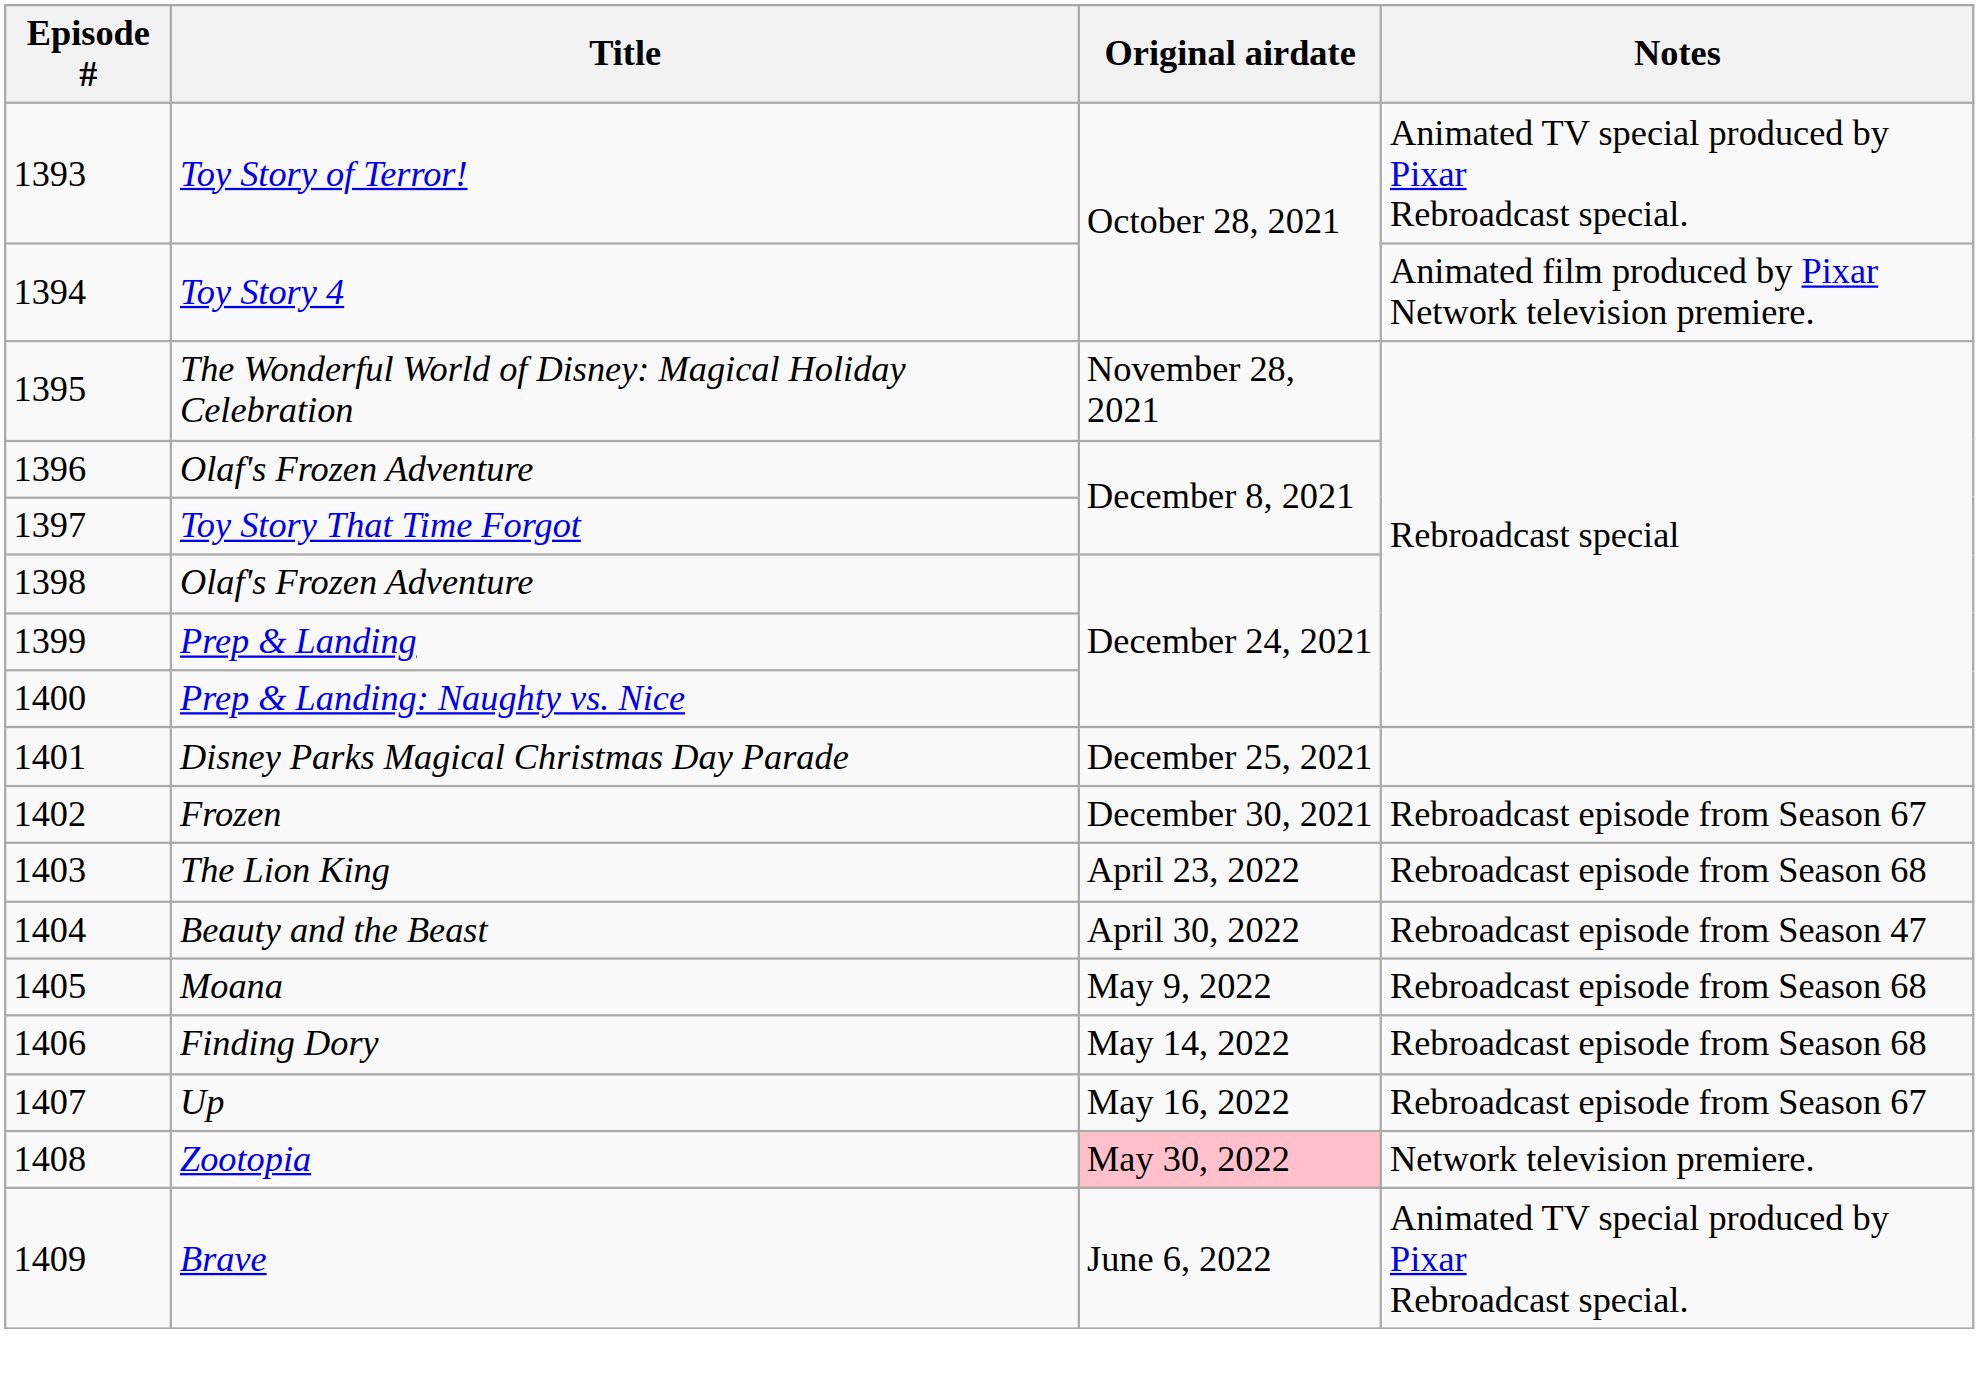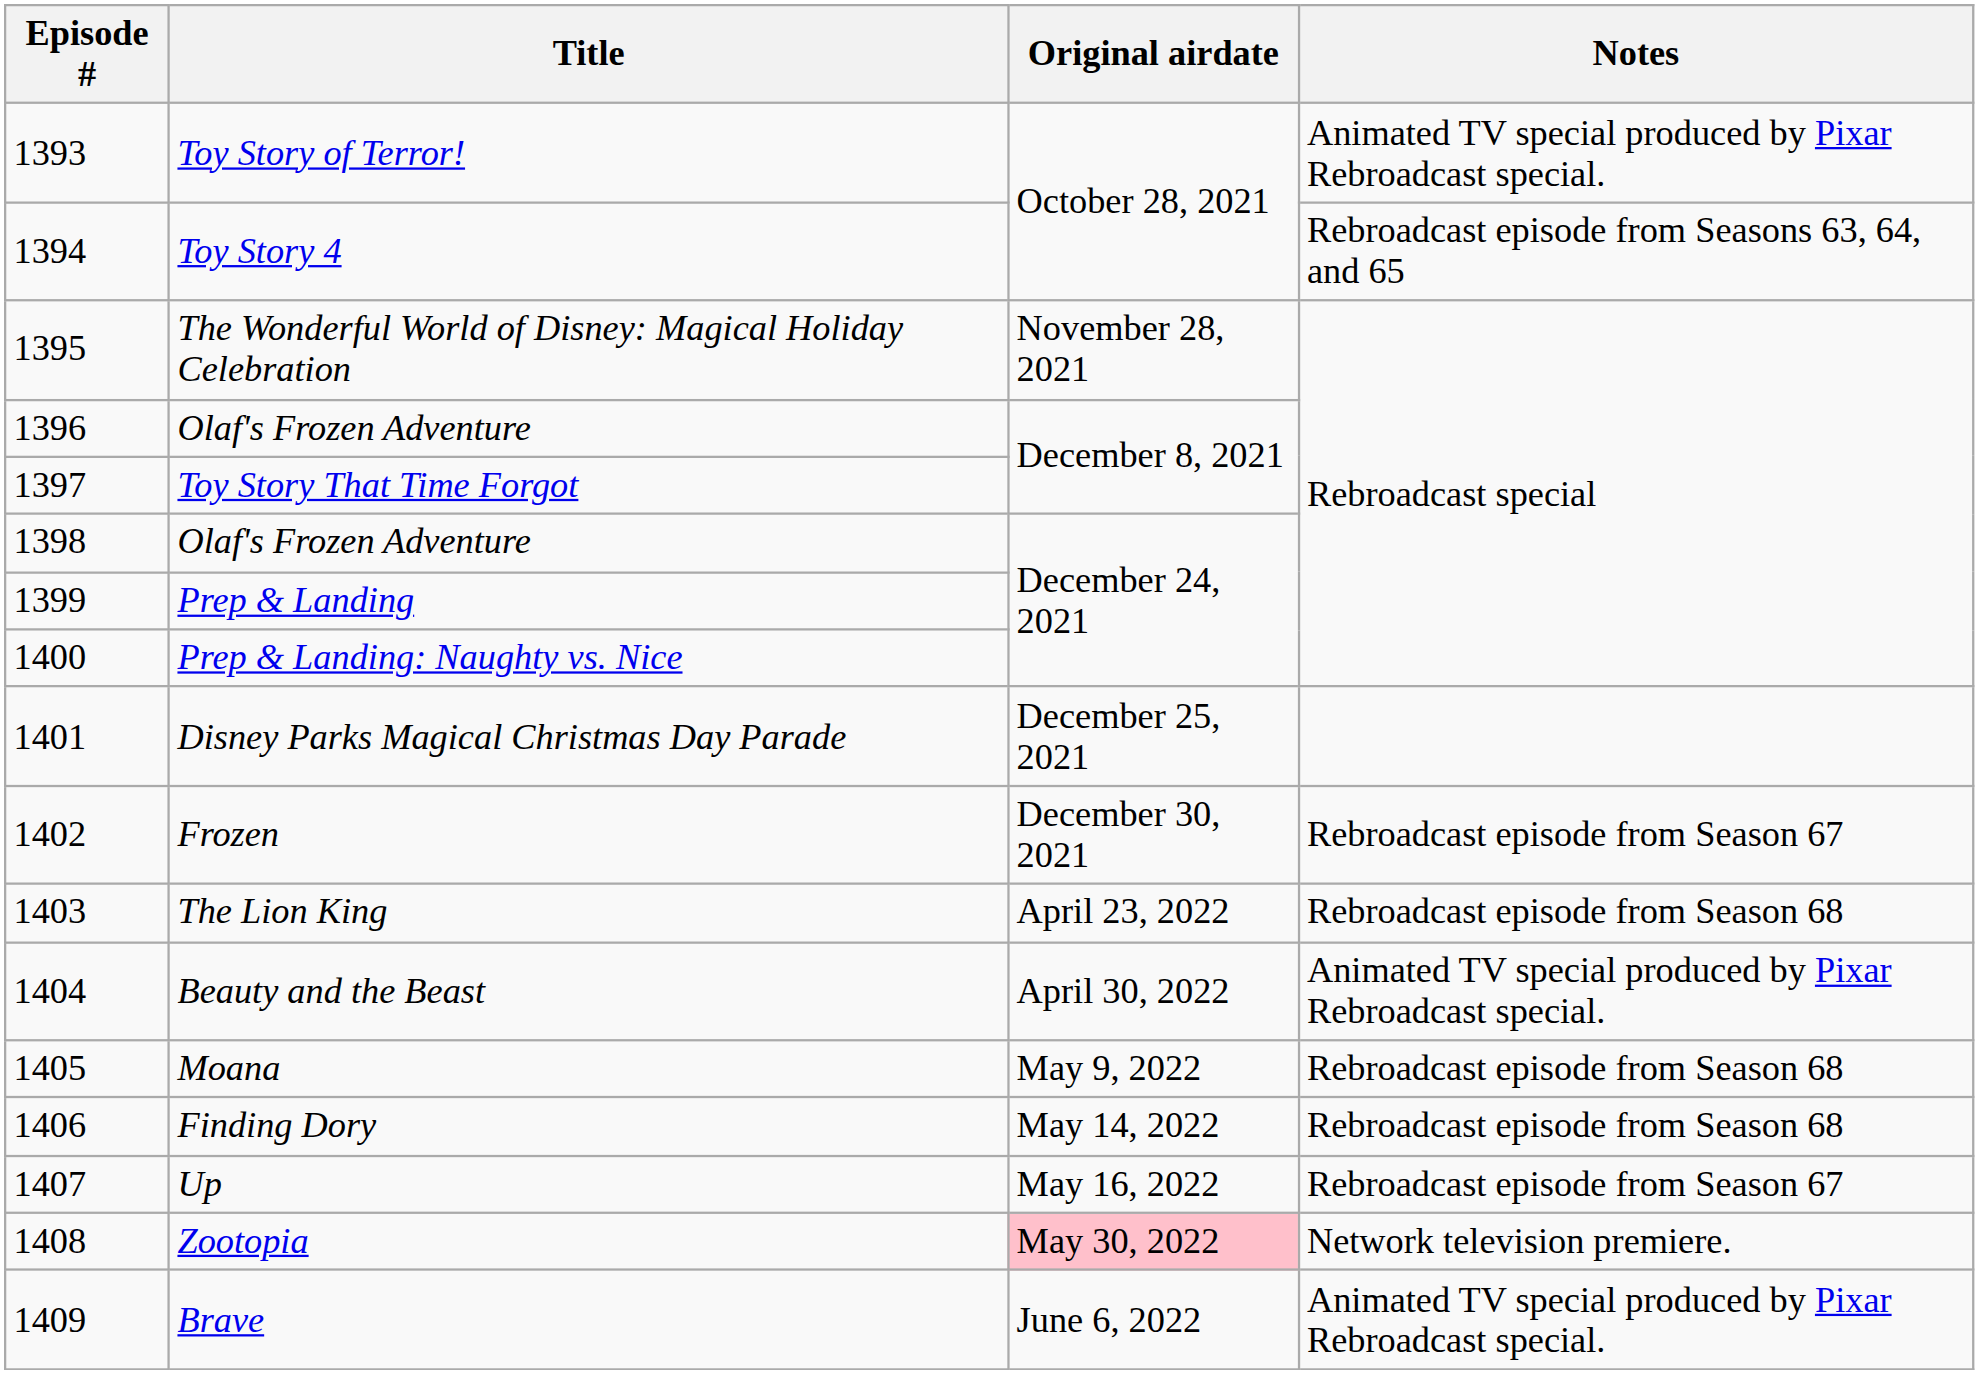(1634, 291) Animated film produced by Pixar Network television premiere. -> (1614, 250) Rebroadcast episode from Seasons 63, 64, and 65
(1658, 928) Rebroadcast episode from Season 47 -> (1599, 990) Animated TV special produced by Pixar Rebroadcast special.
